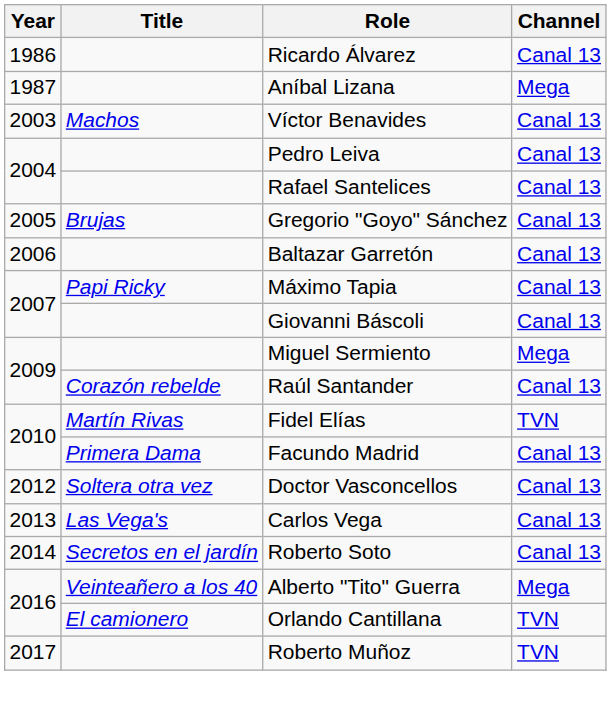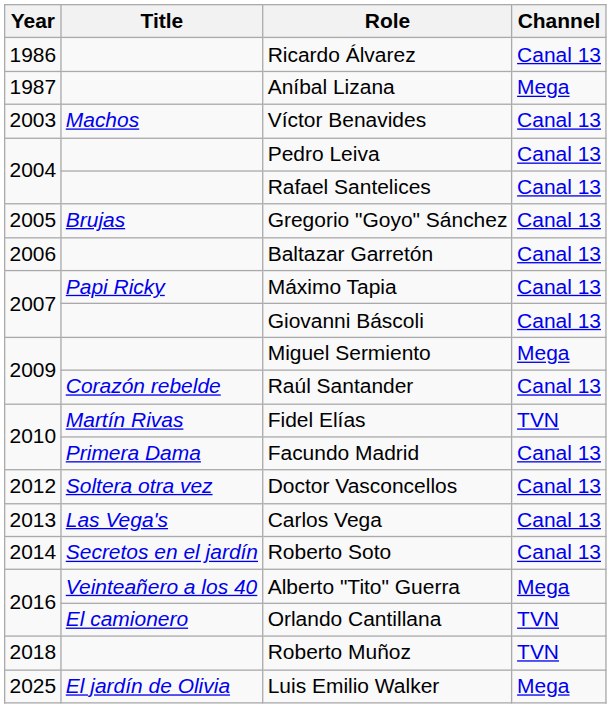(33, 652) 2017 -> (33, 652) 2018
+ row: (353, 685)
